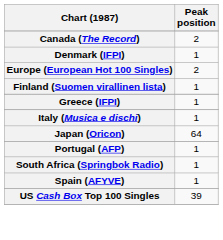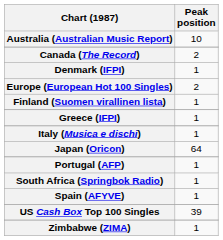+ row: (90, 39)
+ row: (90, 228)
